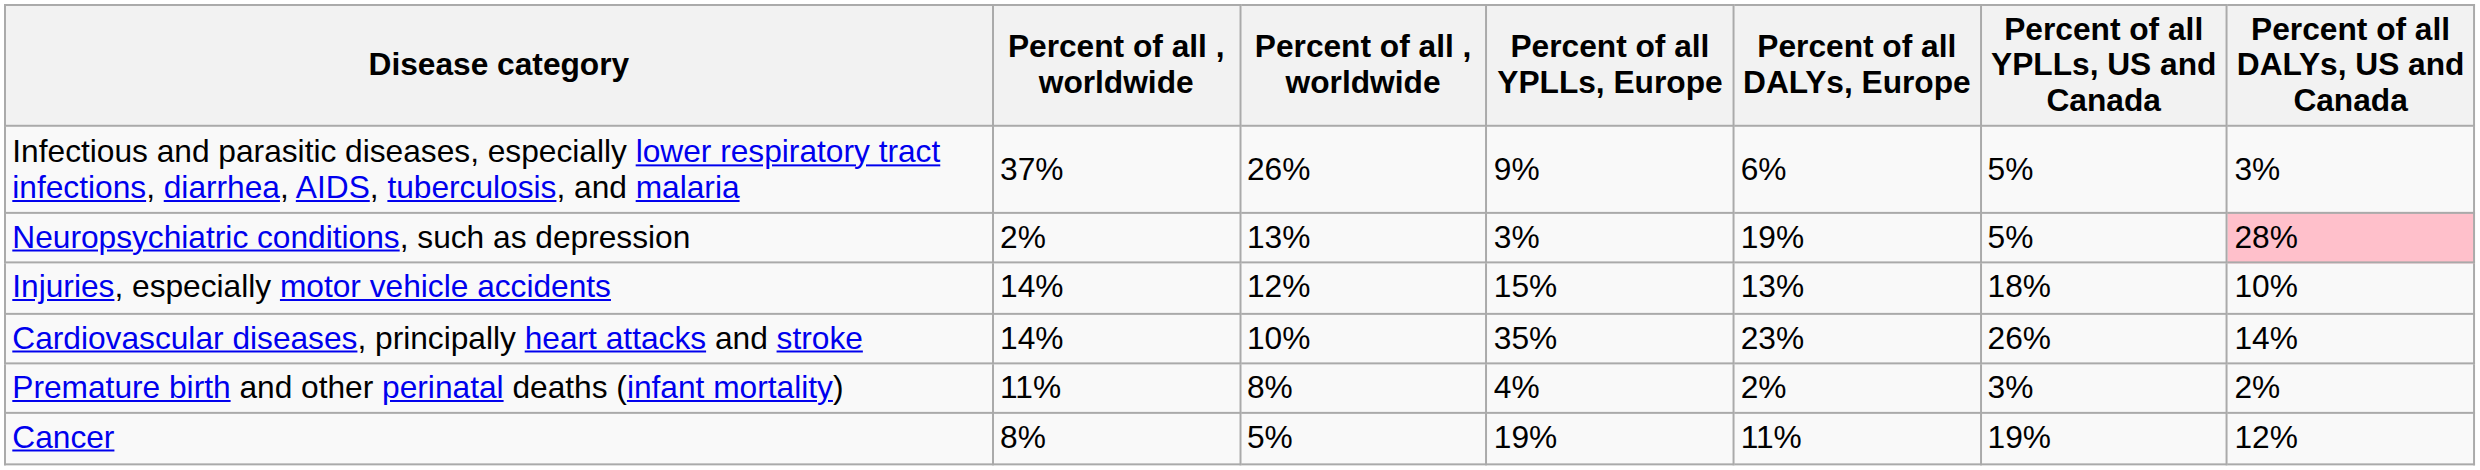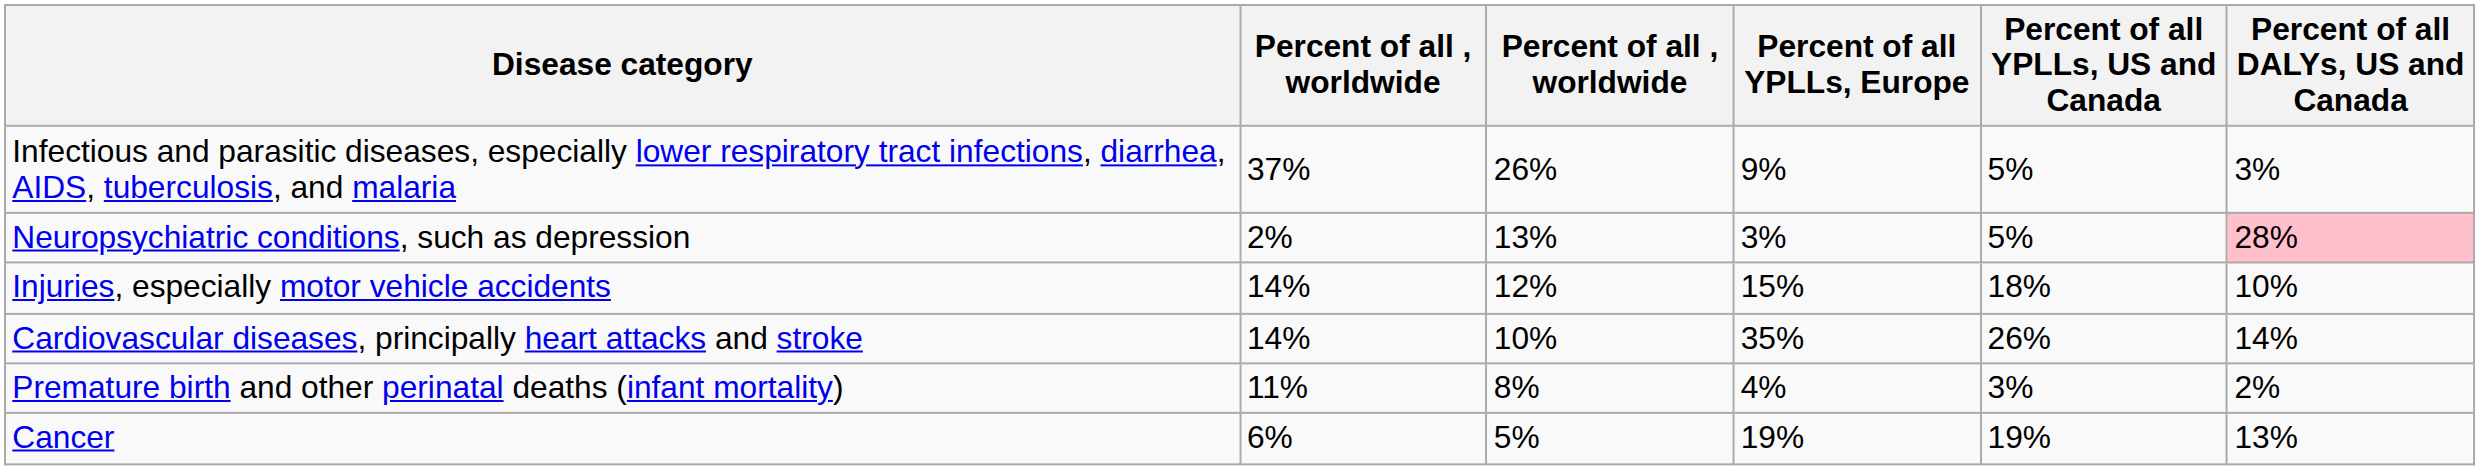- column: (1857, 65)
(1023, 437) 8% -> (1270, 437) 6%
(2266, 437) 12% -> (2266, 437) 13%
